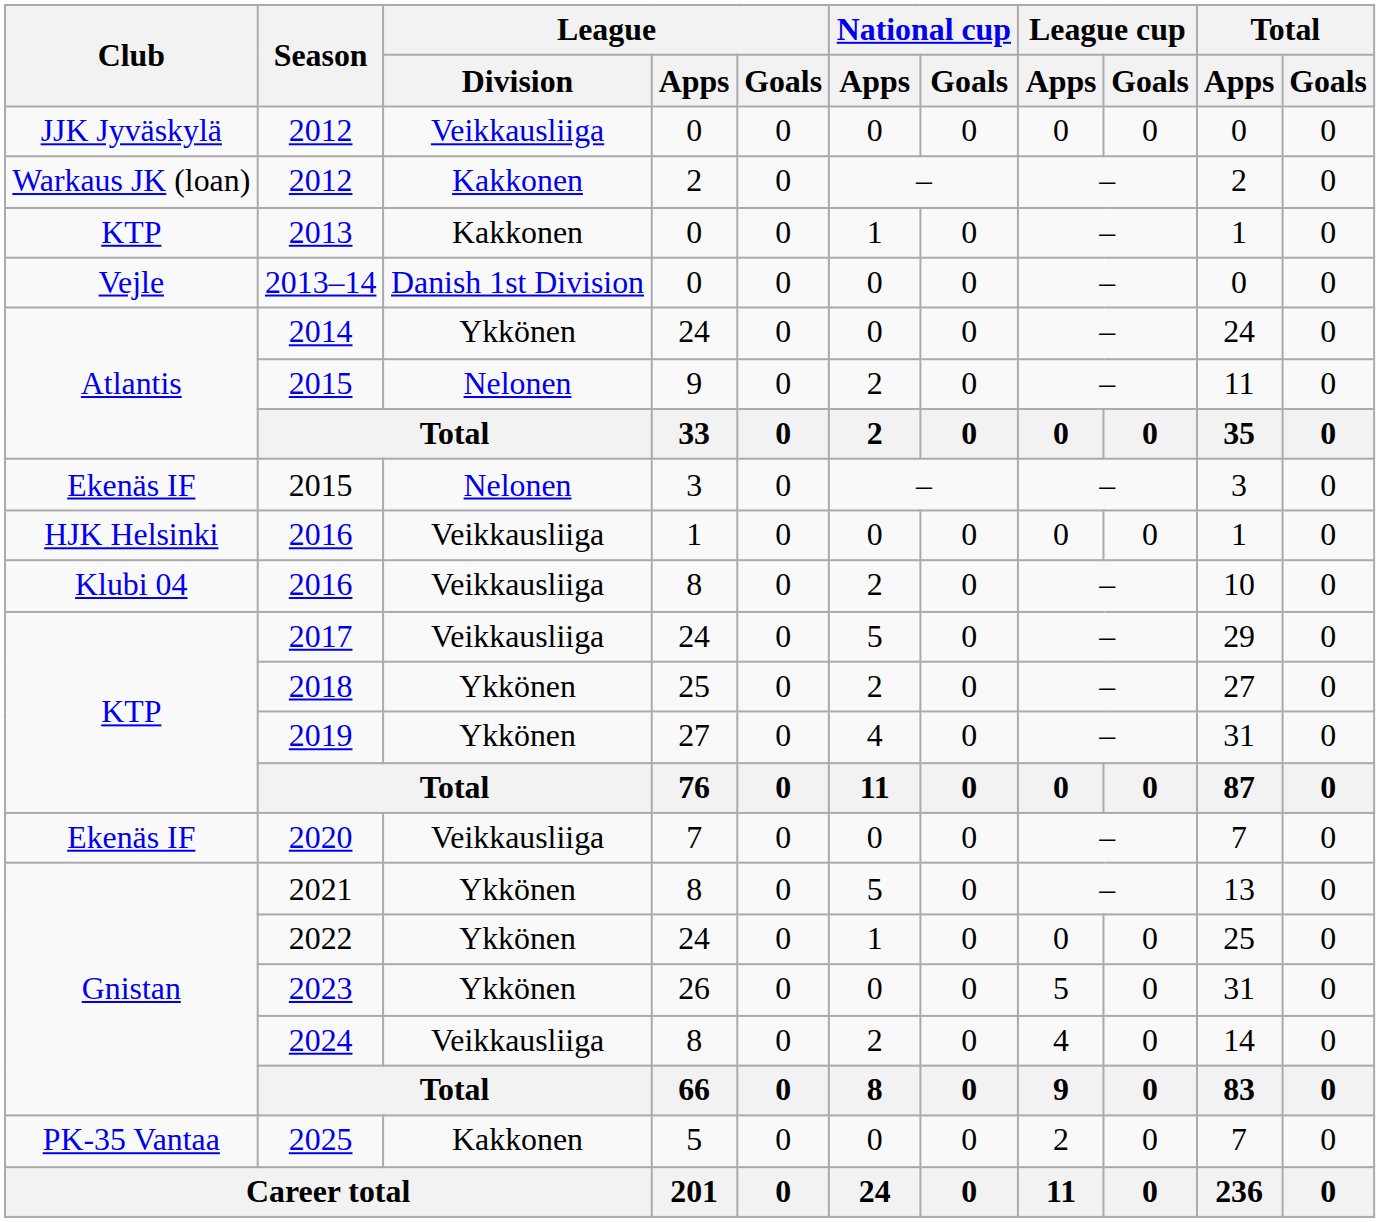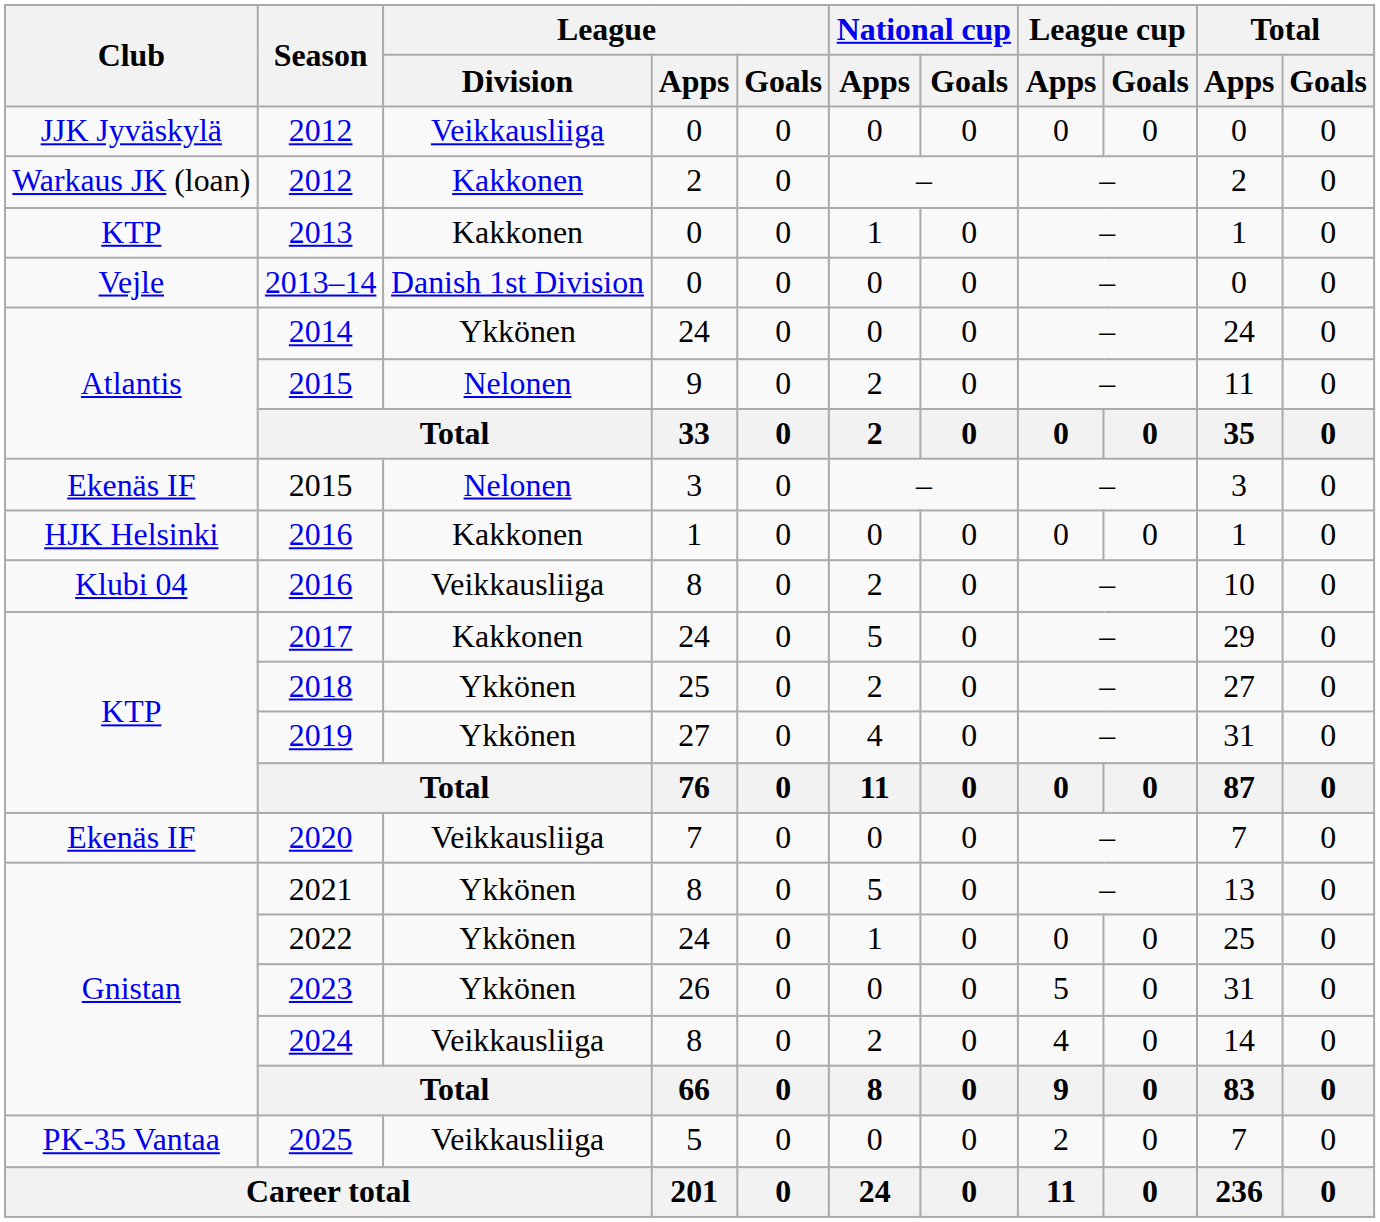(518, 534) Veikkausliiga -> (518, 534) Kakkonen
(518, 635) Veikkausliiga -> (518, 635) Kakkonen
(518, 1140) Kakkonen -> (518, 1140) Veikkausliiga
